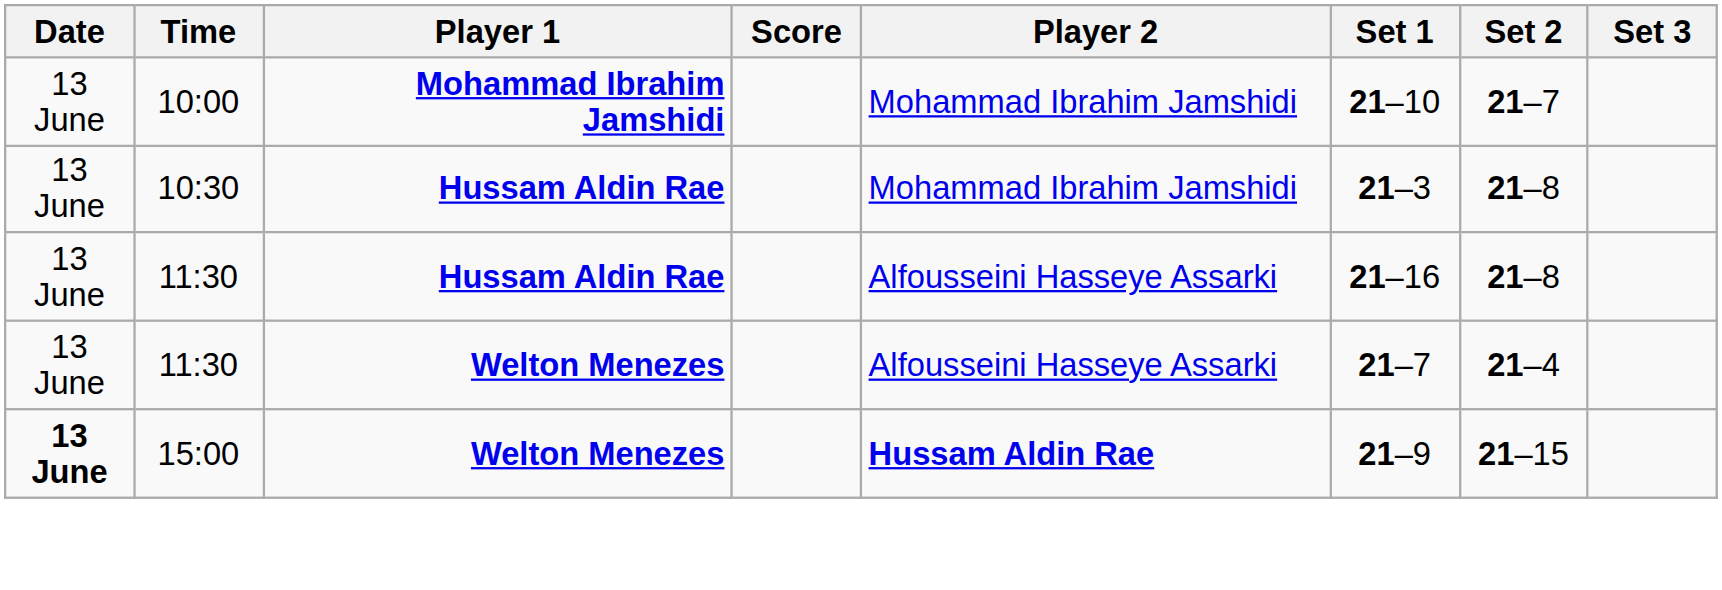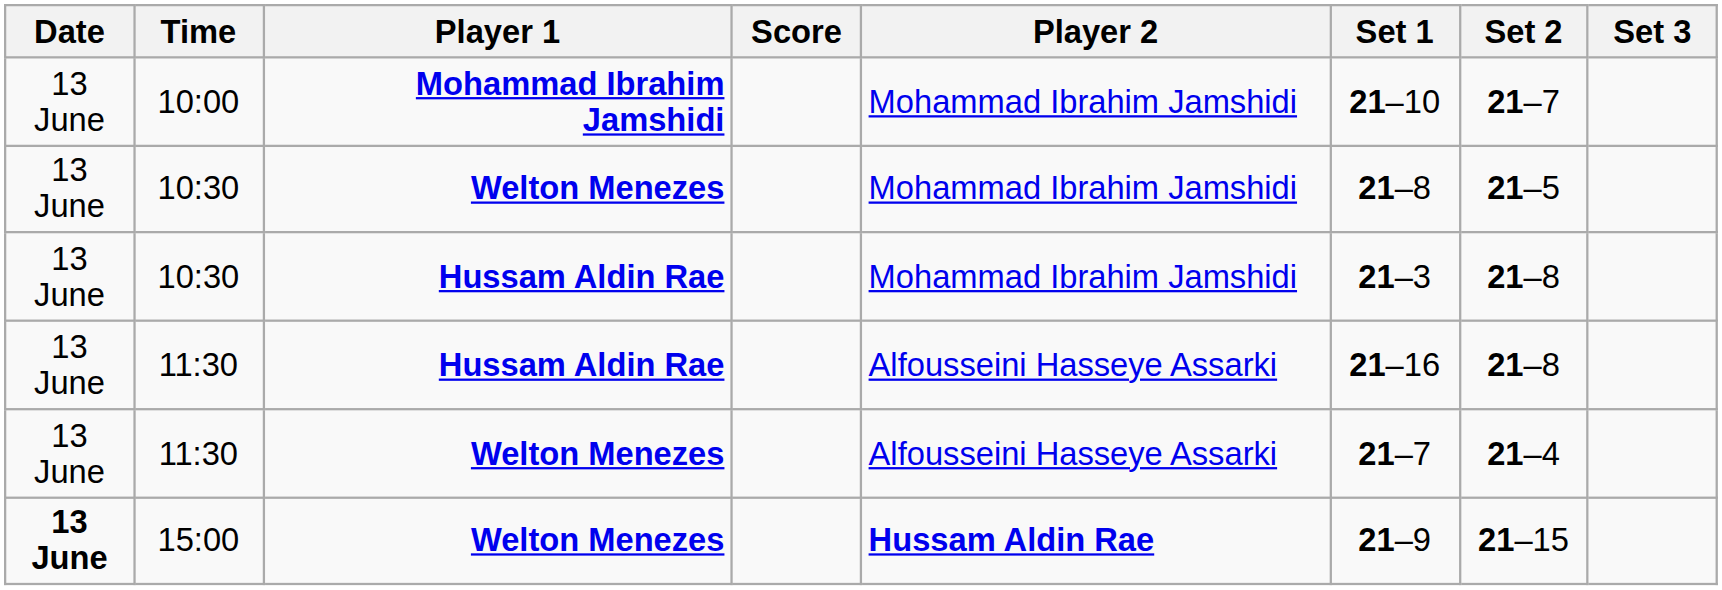+ row: (198, 189)
